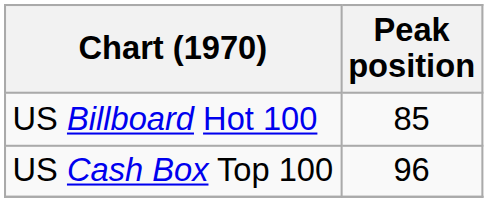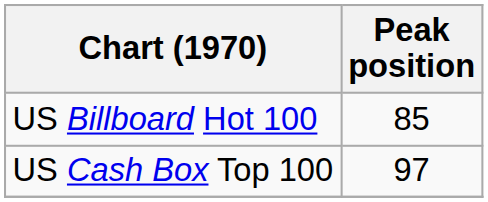(412, 170) 96 -> (412, 170) 97
